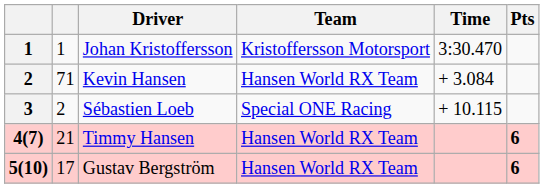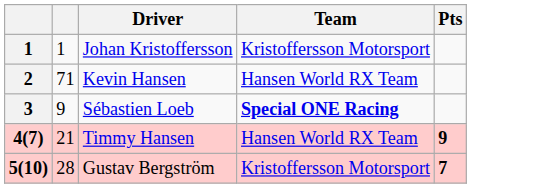- column: (470, 19)
(61, 109) 2 -> (61, 109) 9
(316, 109) normal -> (320, 109) bold
(515, 138) 6 -> (443, 138) 9
(65, 168) 17 -> (65, 168) 28
(329, 168) Hansen World RX Team -> (335, 168) Kristoffersson Motorsport
(515, 168) 6 -> (443, 168) 7
